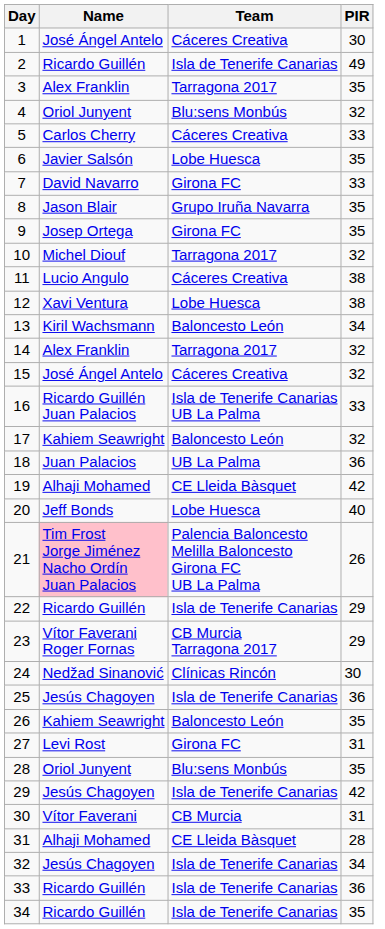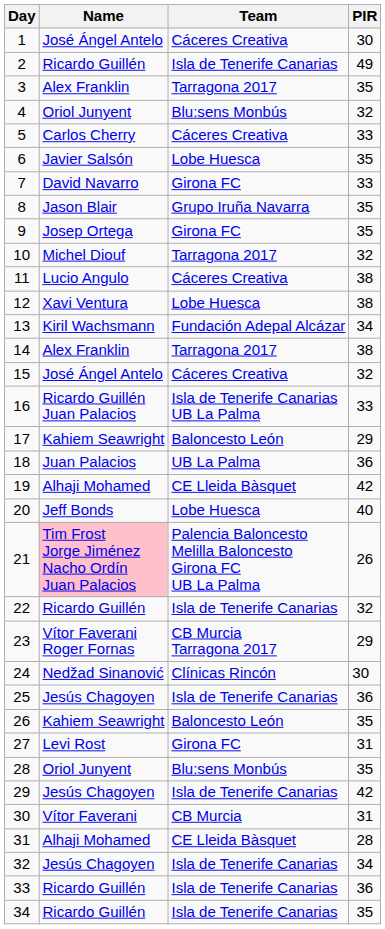(227, 326) Baloncesto León -> (258, 326) Fundación Adepal Alcázar
(357, 350) 32 -> (365, 350) 38
(357, 438) 32 -> (365, 438) 29
(357, 608) 29 -> (365, 608) 32
